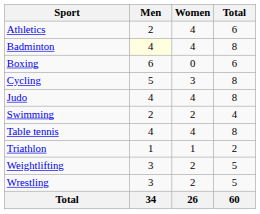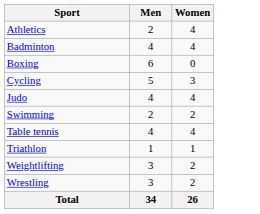- column: (234, 13)
(151, 47) lightyellow background -> (151, 47) no background
